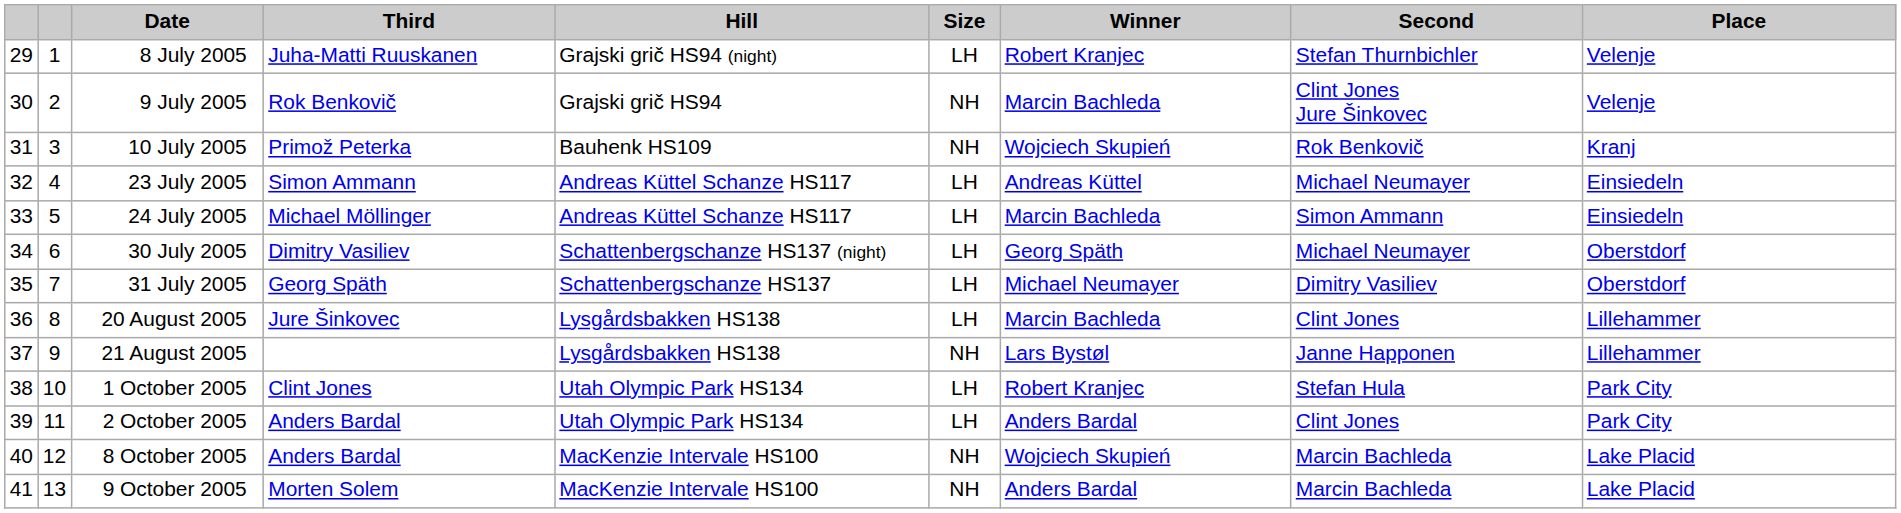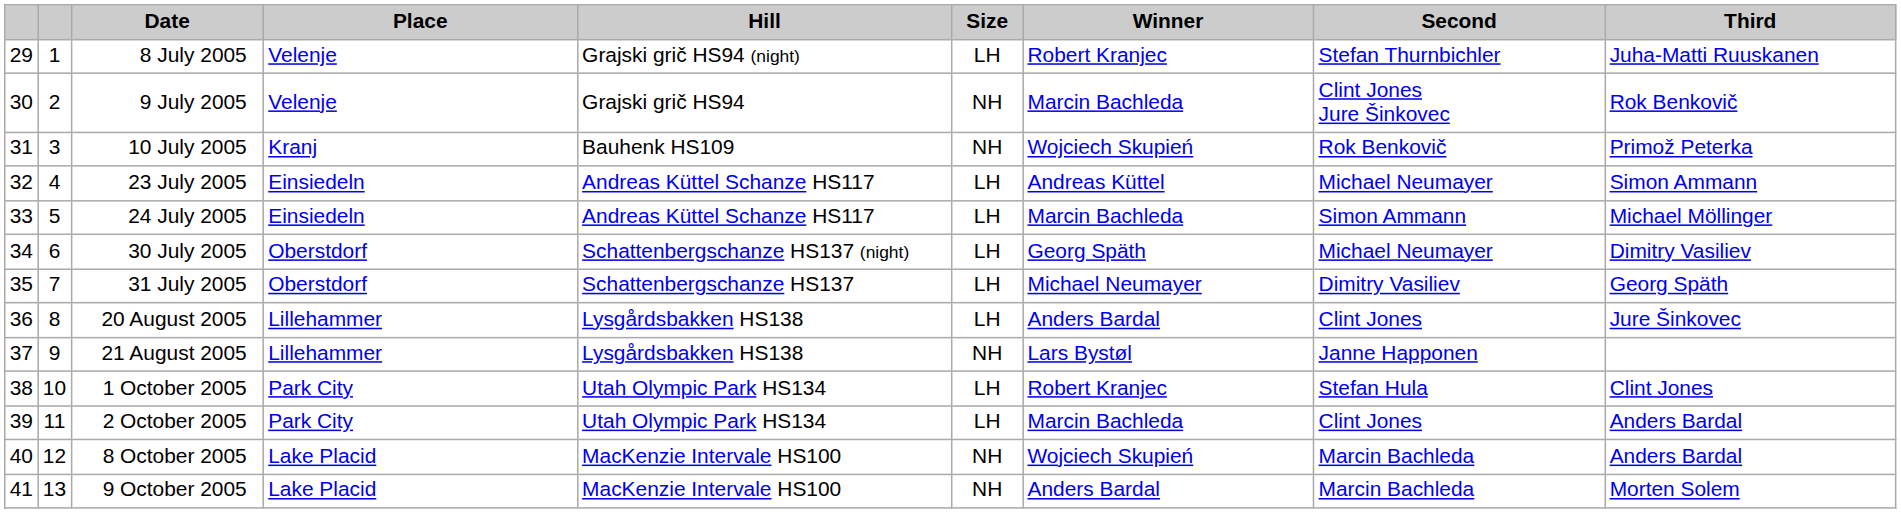columns swapped: (1739, 21) <-> (409, 21)
(1083, 319) Marcin Bachleda -> (1094, 319) Anders Bardal
(1071, 421) Anders Bardal -> (1105, 421) Marcin Bachleda
